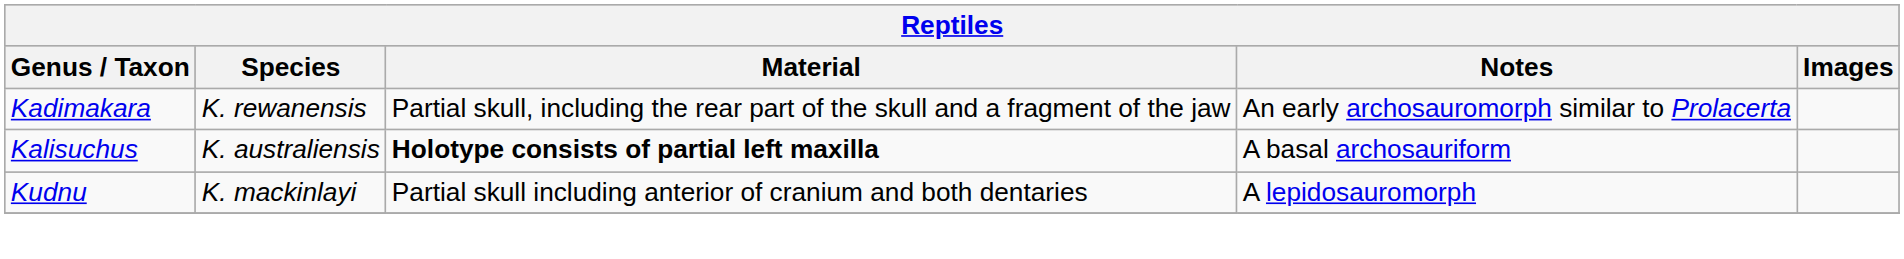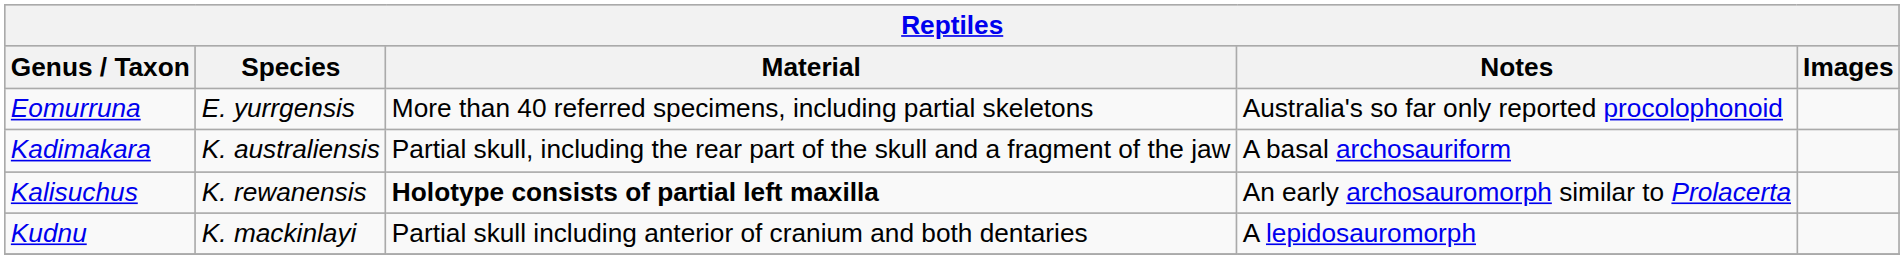+ row: (76, 108)
(284, 108) K. rewanensis -> (291, 150) K. australiensis
(1517, 108) An early archosauromorph similar to Prolacerta -> (1377, 150) A basal archosauriform
(291, 150) K. australiensis -> (284, 191) K. rewanensis
(1377, 150) A basal archosauriform -> (1517, 191) An early archosauromorph similar to Prolacerta
